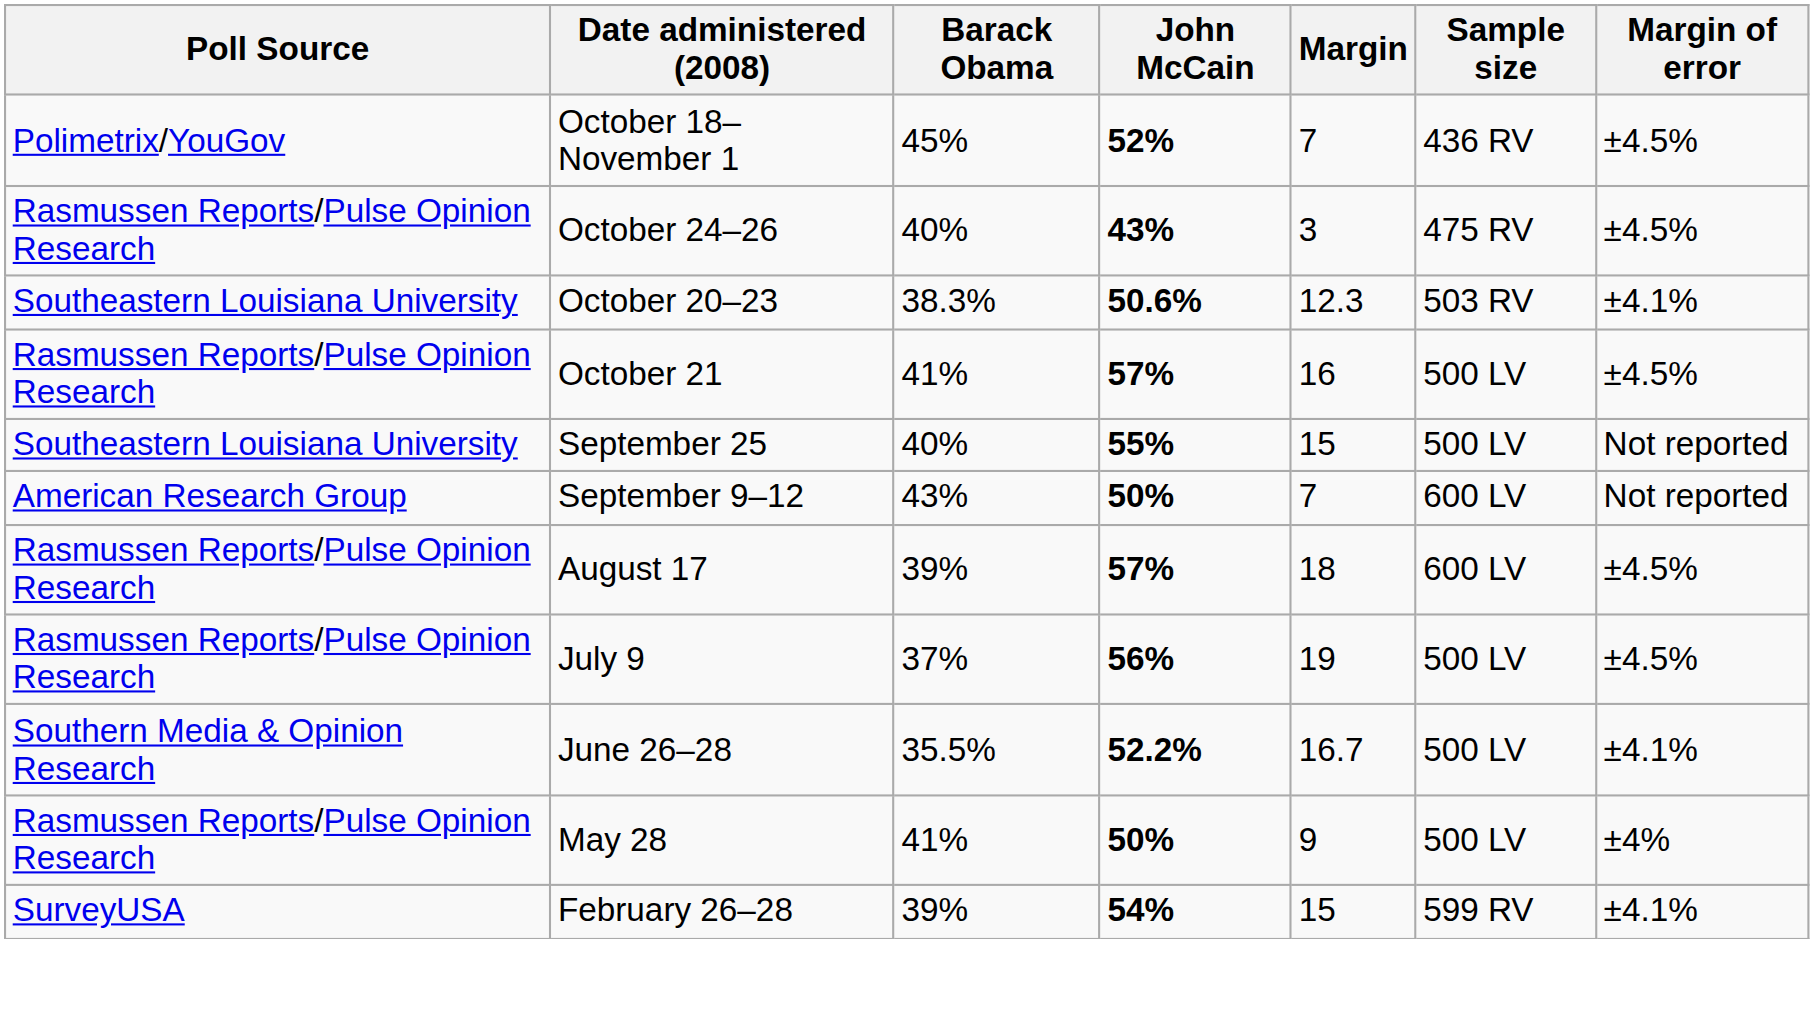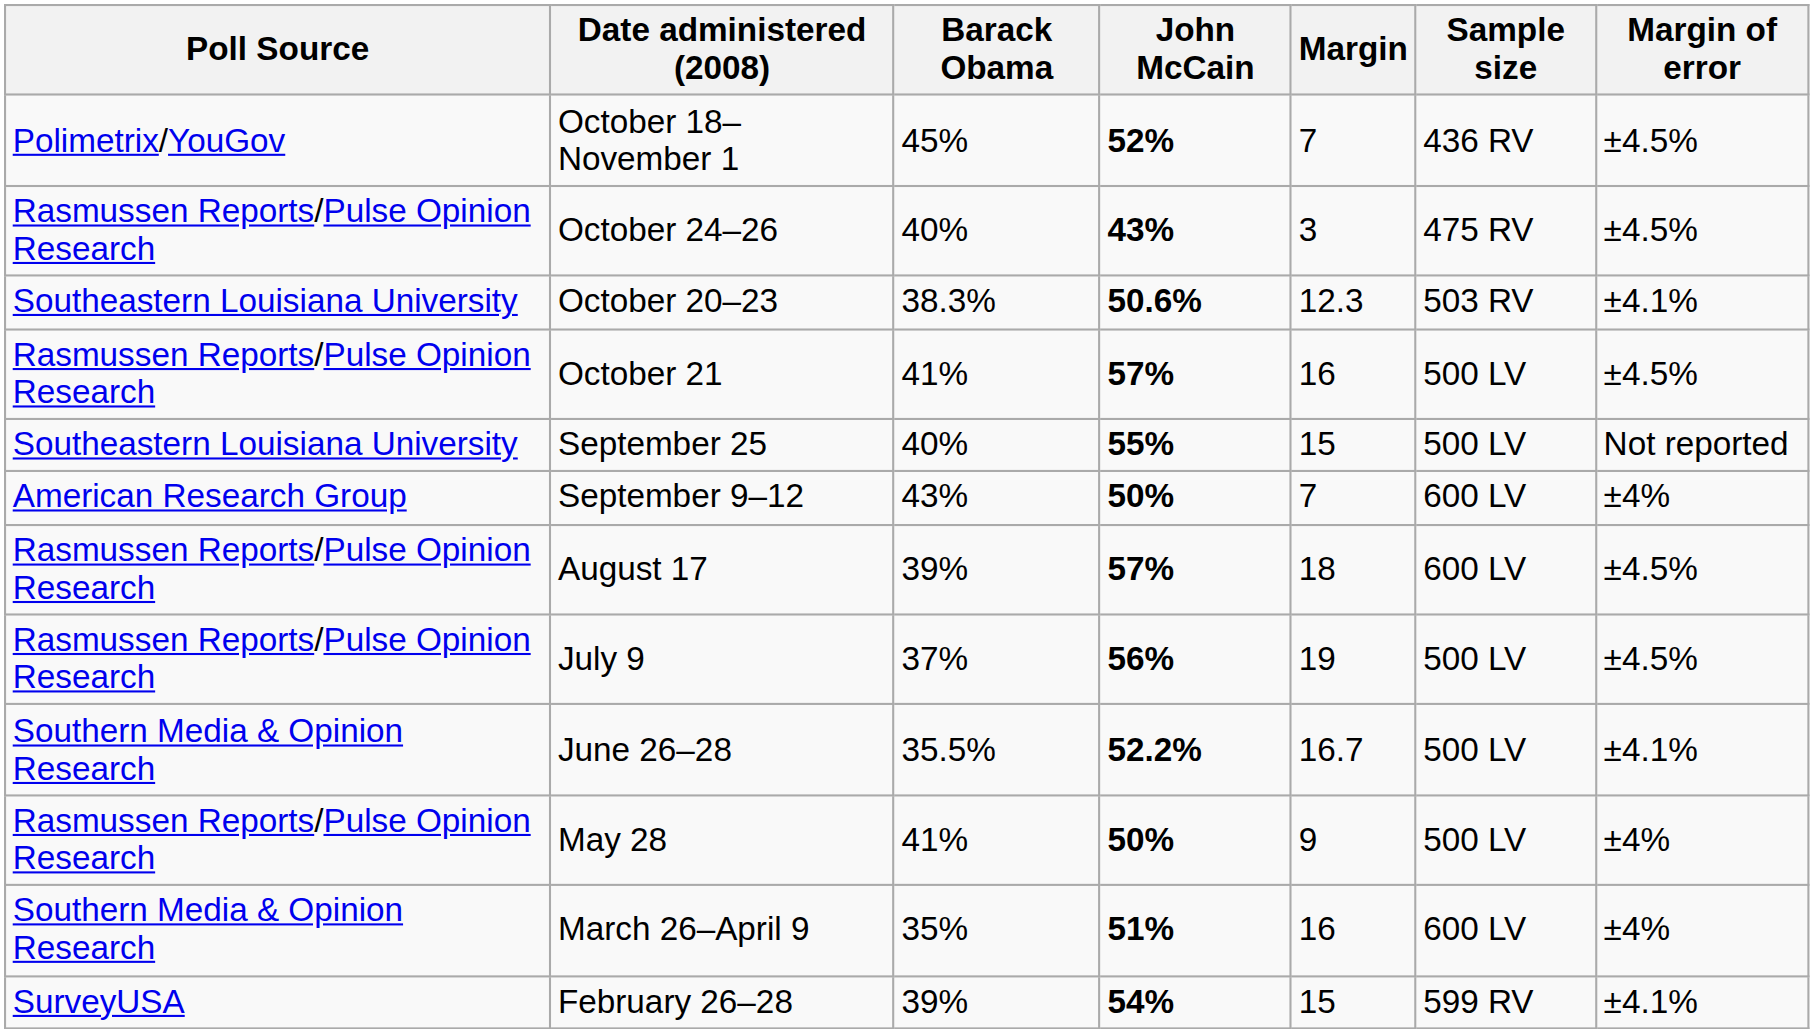(1696, 497) Not reported -> (1637, 497) ±4%
+ row: (684, 929)
